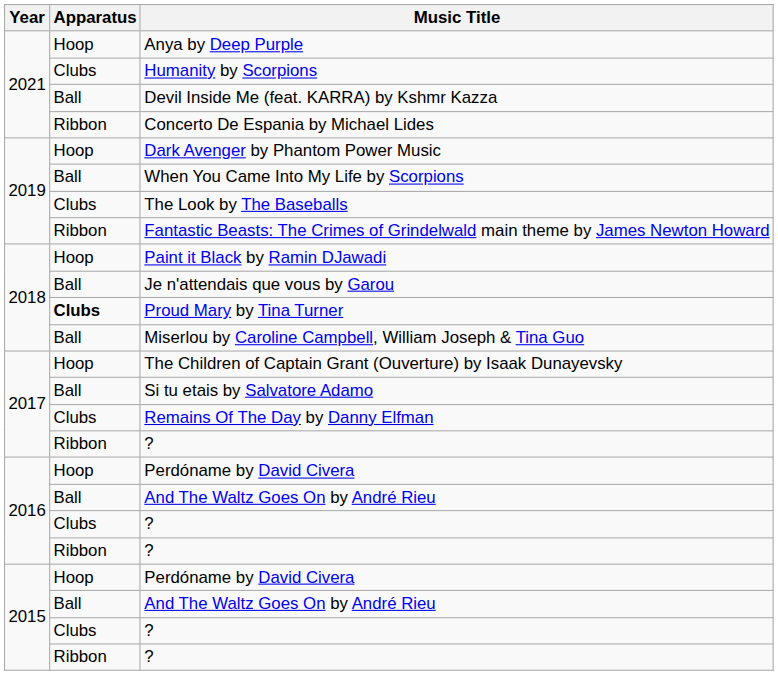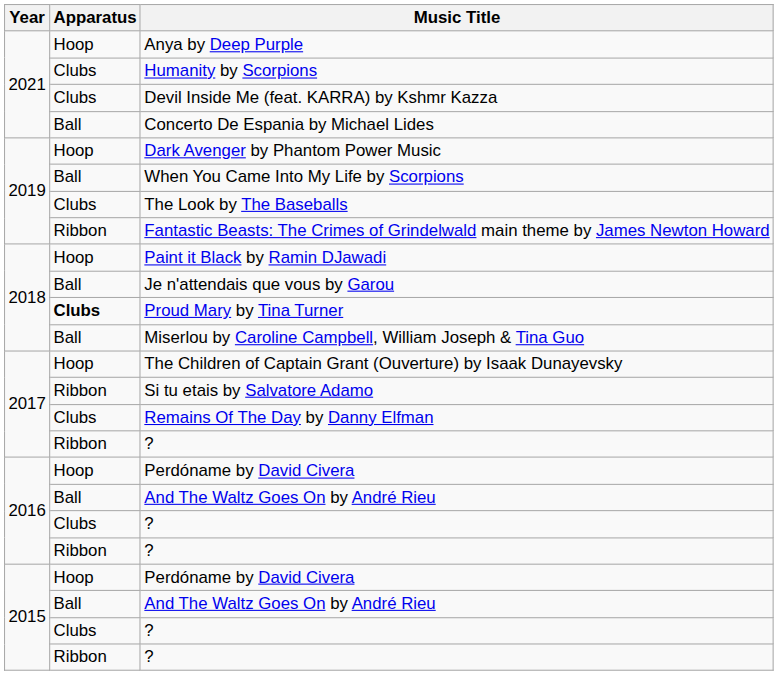(68, 97) Ball -> (75, 97) Clubs
(80, 124) Ribbon -> (68, 124) Ball
(68, 390) Ball -> (80, 390) Ribbon
